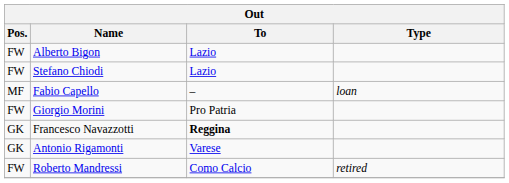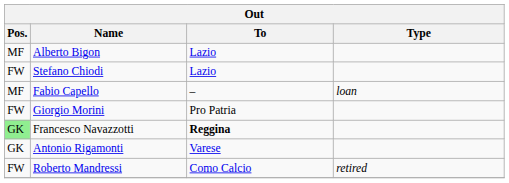(16, 52) FW -> (16, 52) MF
(16, 129) no background -> (16, 129) lightgreen background
